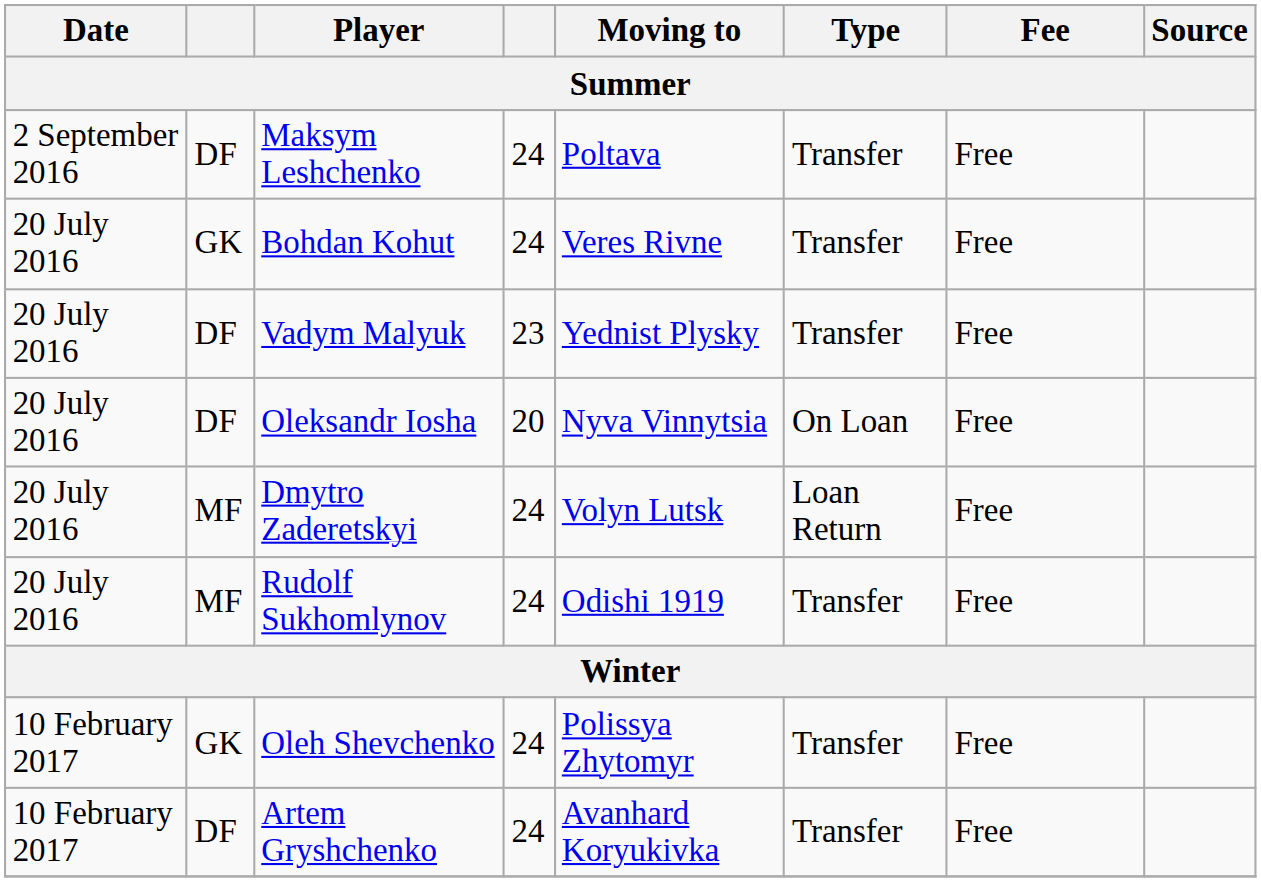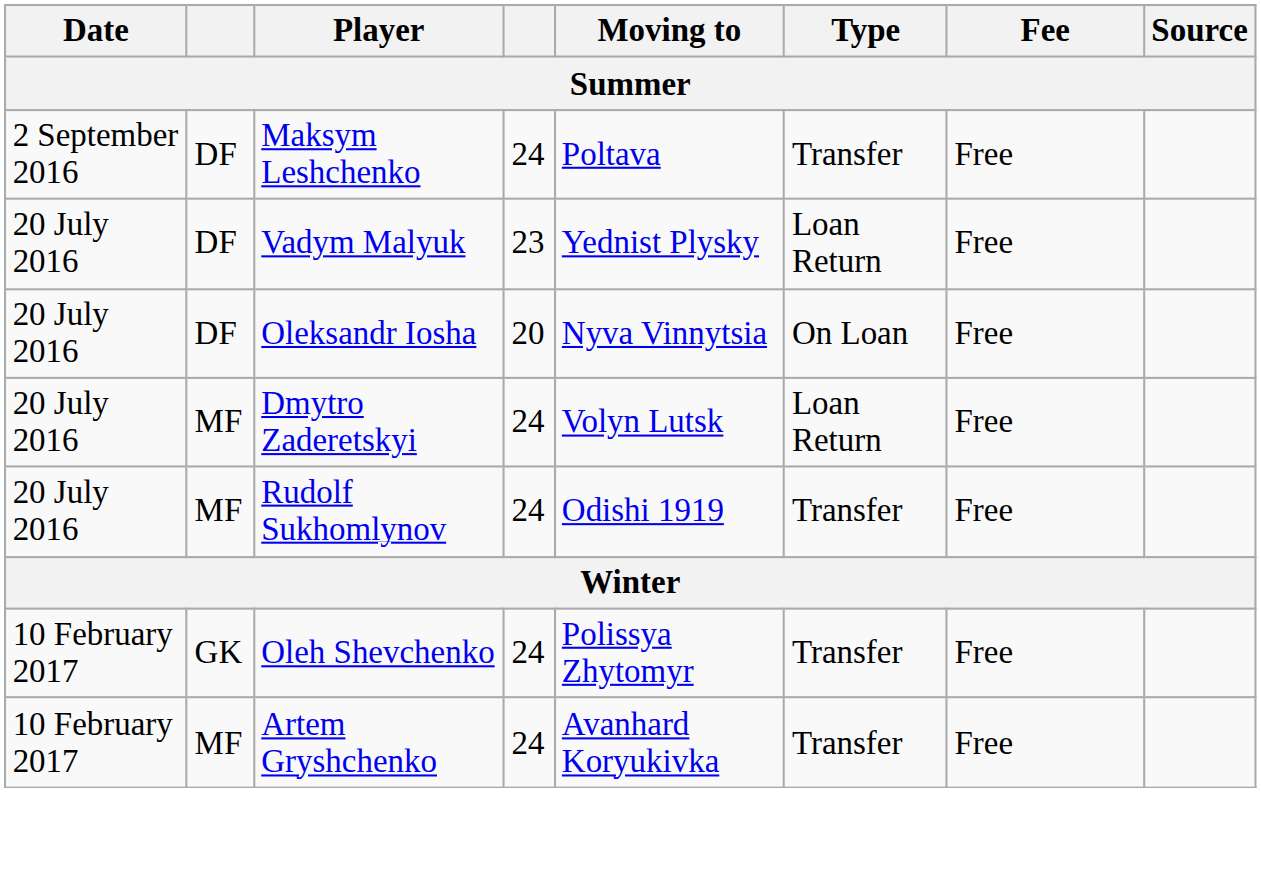- row: (358, 243)
(847, 332) Transfer -> (837, 243) Loan Return
(216, 831) DF -> (218, 742) MF
